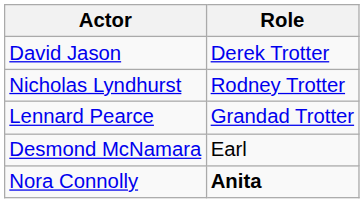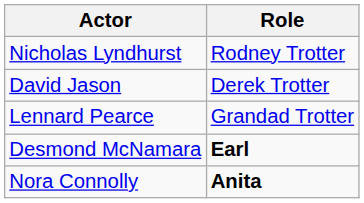rows swapped: (65, 52) <-> (95, 85)
(229, 149) normal -> (230, 149) bold
